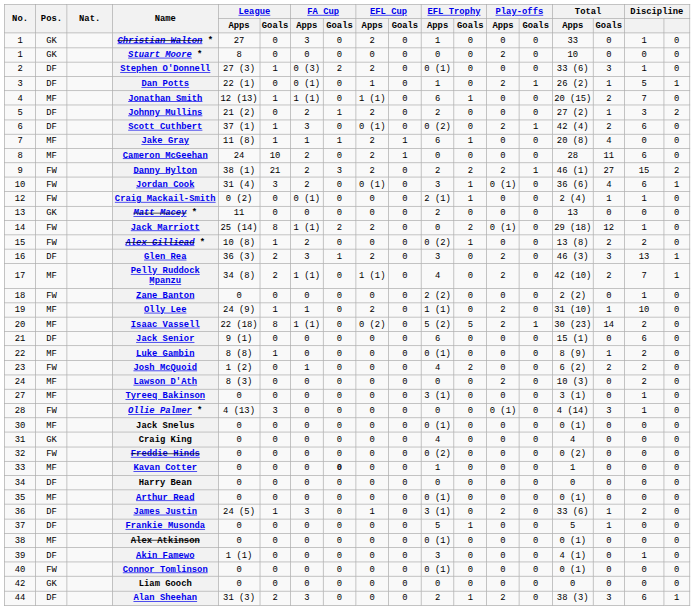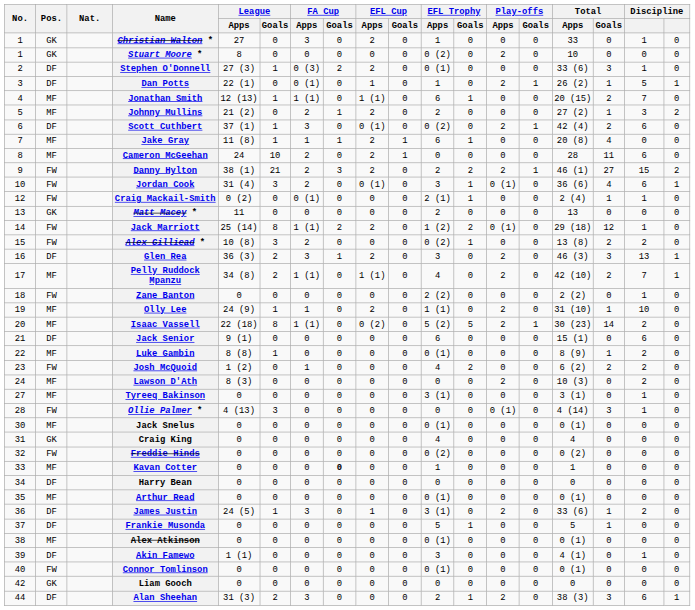(438, 55) 0 -> (438, 55) 0 (2)
(51, 112) DF -> (51, 112) MF
(438, 228) 0 -> (438, 228) 1 (2)
(275, 242) 1 -> (275, 242) 3
